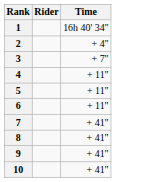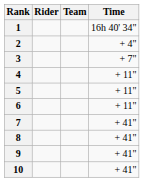+ column: (75, 12)
